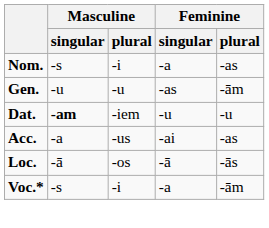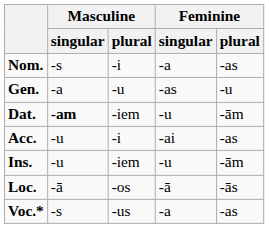(57, 89) -u -> (57, 89) -a
(232, 89) -ām -> (226, 89) -u
(226, 114) -u -> (232, 114) -ām
(57, 138) -a -> (57, 138) -u
(121, 138) -us -> (116, 138) -i
+ row: (20, 162)
(116, 187) -i -> (121, 211) -us
(232, 187) -ām -> (229, 211) -as
